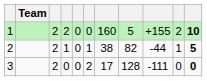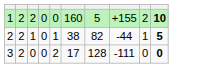- column: (33, 13)
